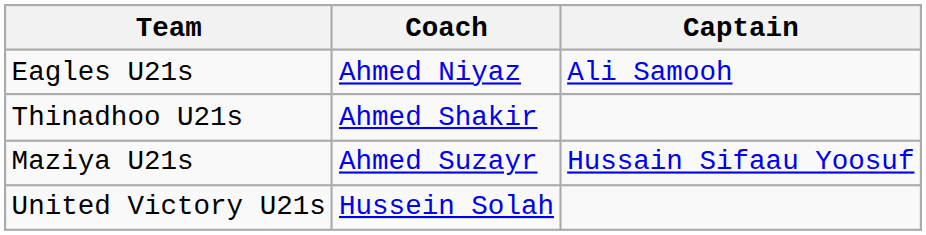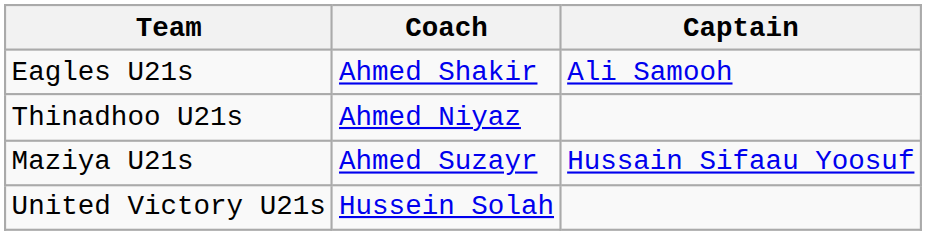(430, 72) Ahmed Niyaz -> (438, 72) Ahmed Shakir
(438, 117) Ahmed Shakir -> (430, 117) Ahmed Niyaz
